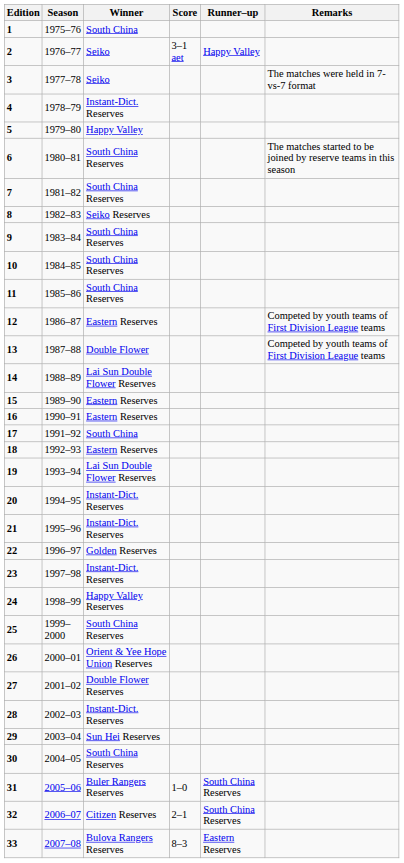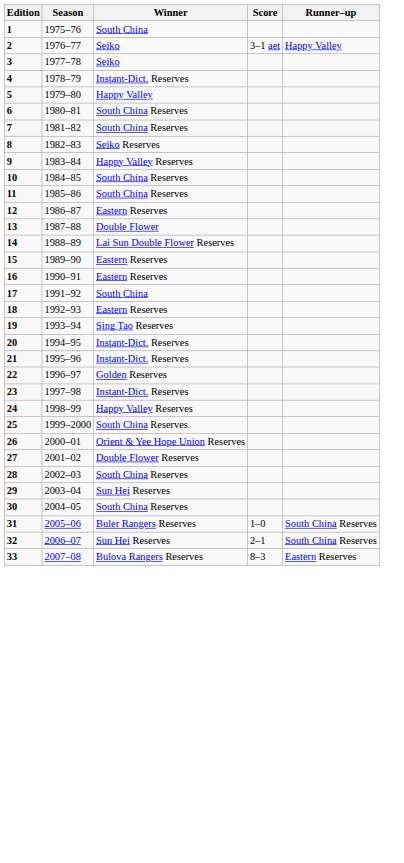- column: (332, 12)
(112, 237) South China Reserves -> (144, 161) Happy Valley Reserves
(121, 472) Lai Sun Double Flower Reserves -> (135, 326) Sing Tao Reserves
(112, 714) Instant-Dict. Reserves -> (142, 474) South China Reserves
(121, 815) Citizen Reserves -> (133, 540) Sun Hei Reserves
